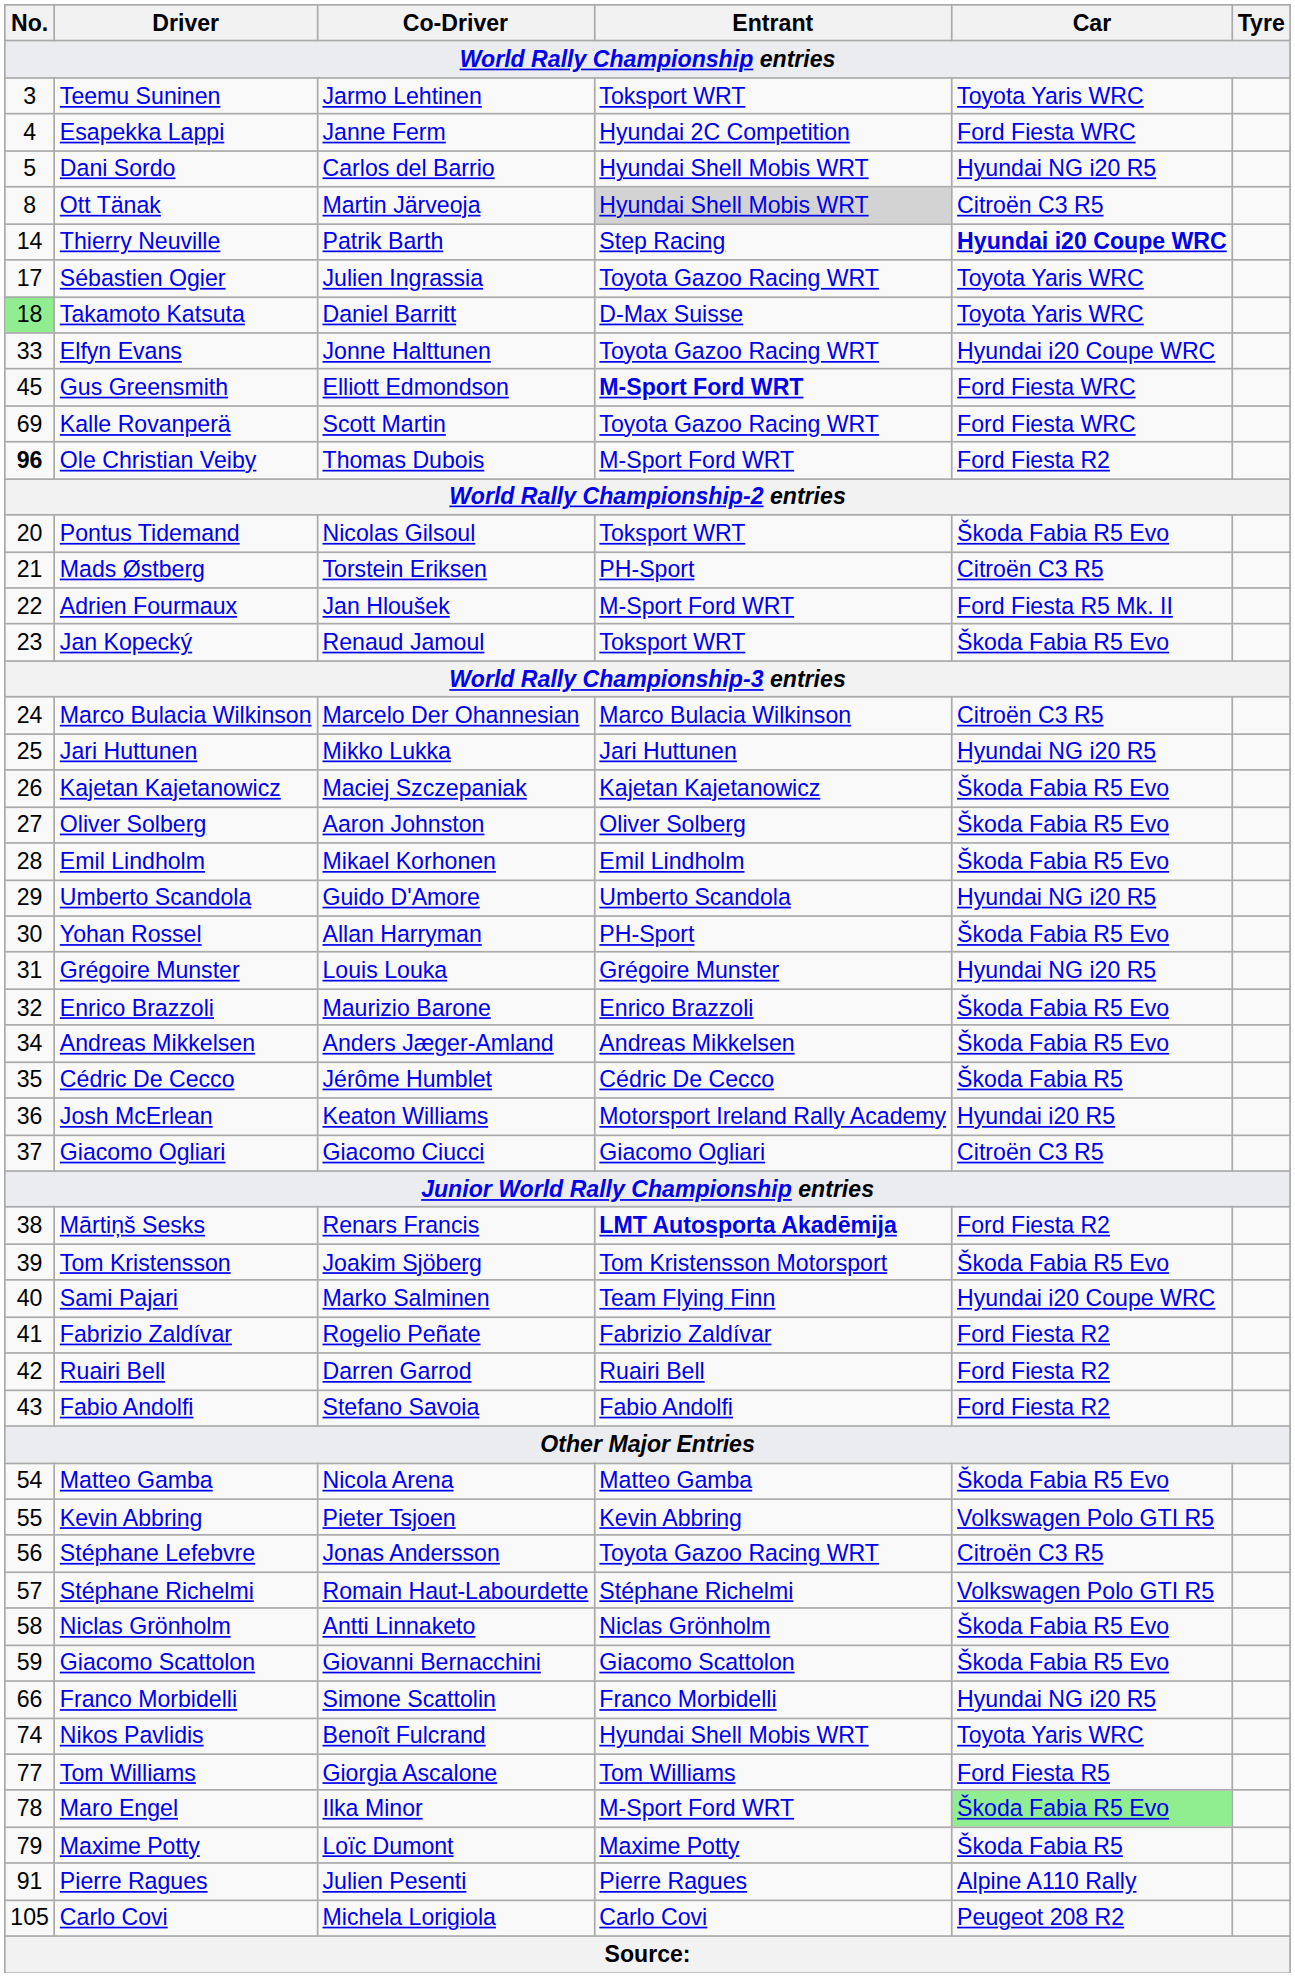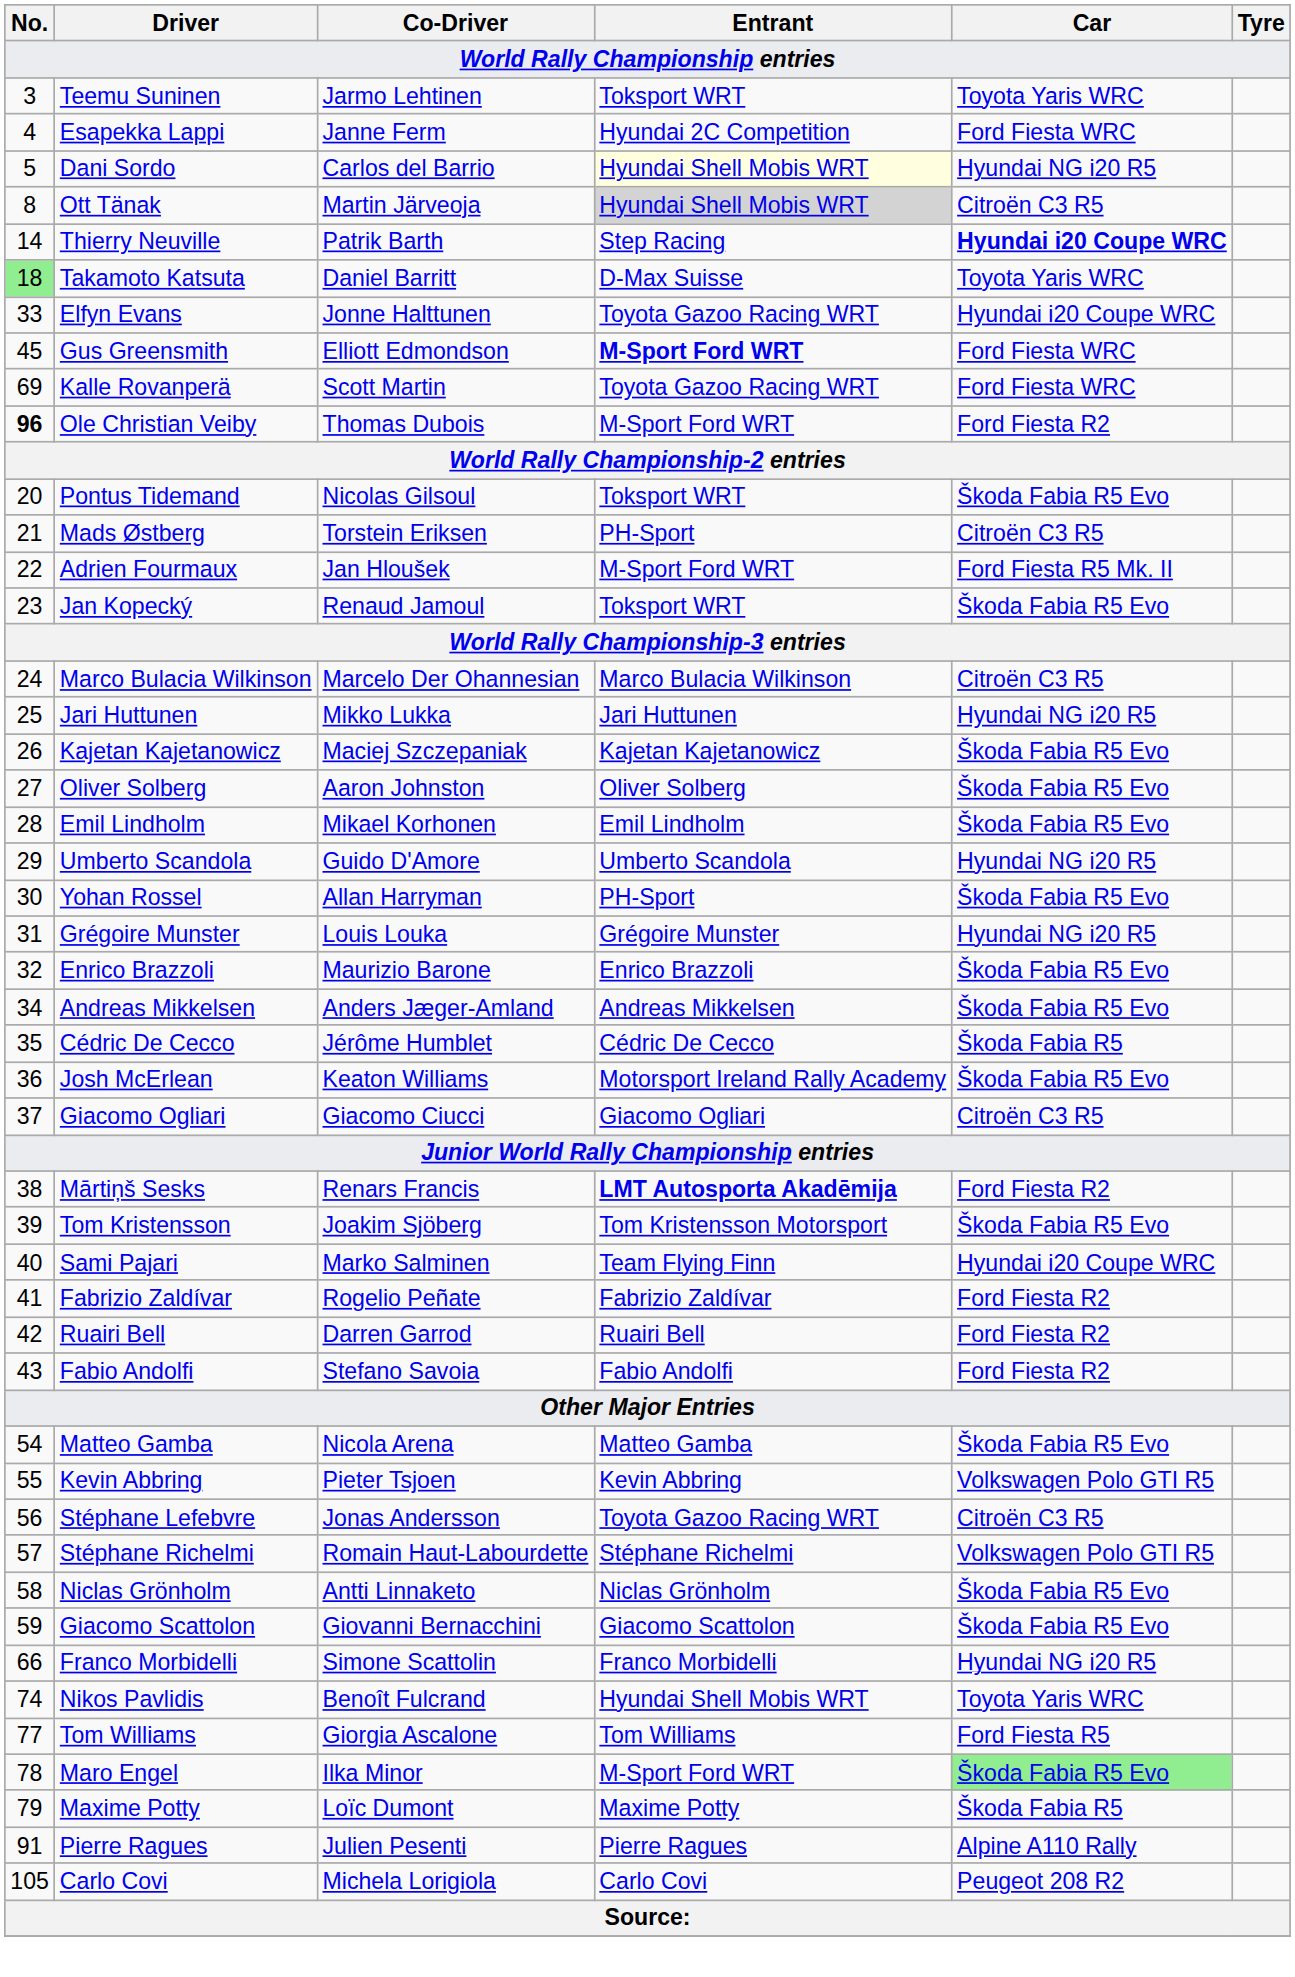(734, 168) no background -> (734, 168) lightyellow background
- row: (143, 278)
(1036, 1116) Hyundai i20 R5 -> (1063, 1080) Škoda Fabia R5 Evo
